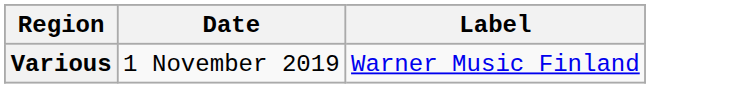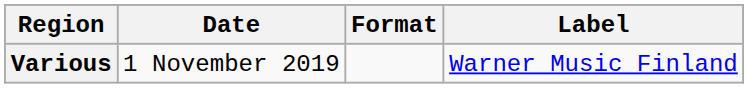+ column: (394, 25)
